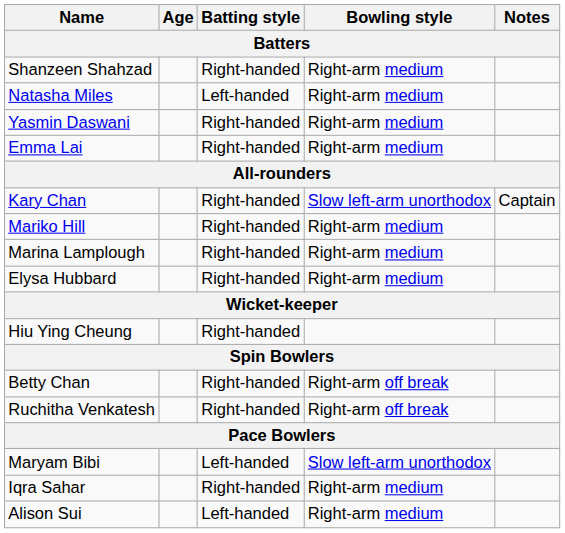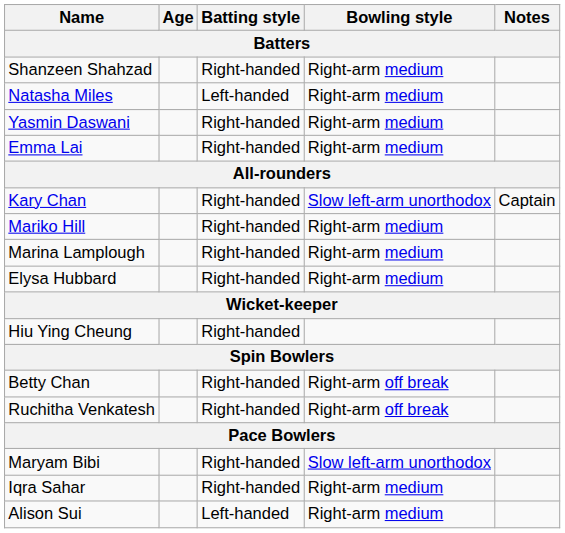(245, 461) Left-handed -> (251, 461) Right-handed
